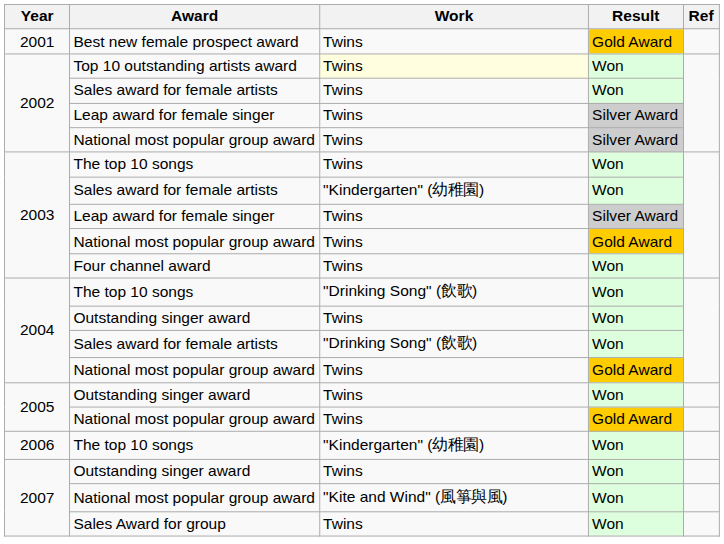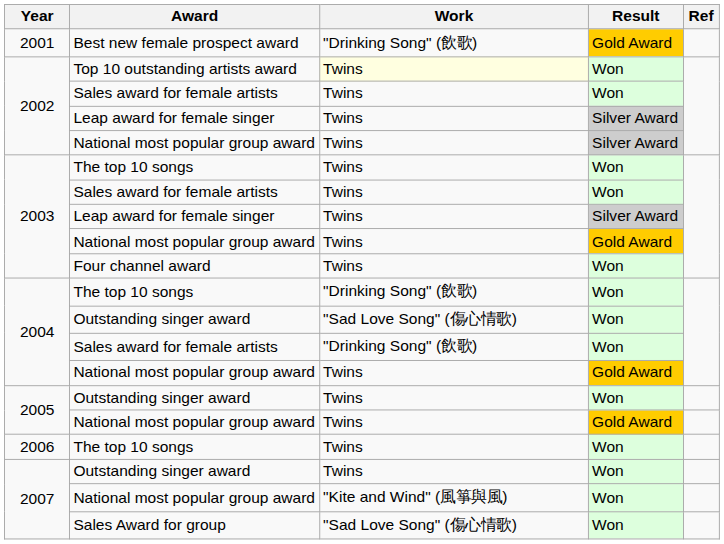(343, 41) Twins -> (400, 42) "Drinking Song" (飲歌)
(404, 190) "Kindergarten" (幼稚園) -> (343, 192) Twins
(343, 317) Twins -> (420, 318) "Sad Love Song" (傷心情歌)
(404, 444) "Kindergarten" (幼稚園) -> (343, 446) Twins
(343, 523) Twins -> (420, 524) "Sad Love Song" (傷心情歌)
